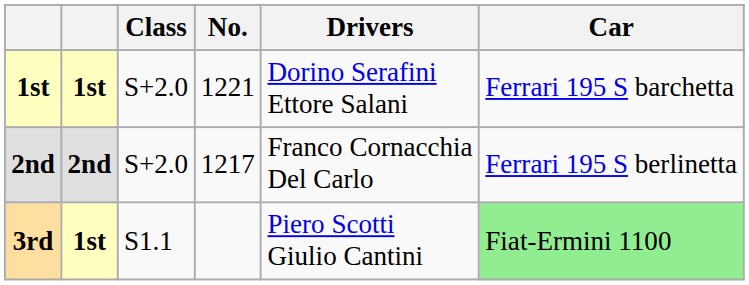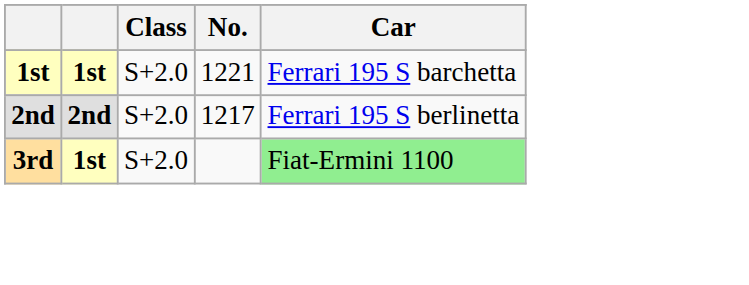- column: (370, 27)
(148, 241) S1.1 -> (156, 161) S+2.0
